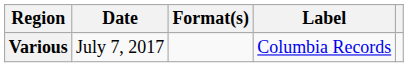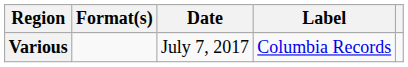columns swapped: (120, 18) <-> (211, 18)
